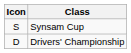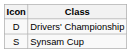rows swapped: (77, 41) <-> (57, 26)
